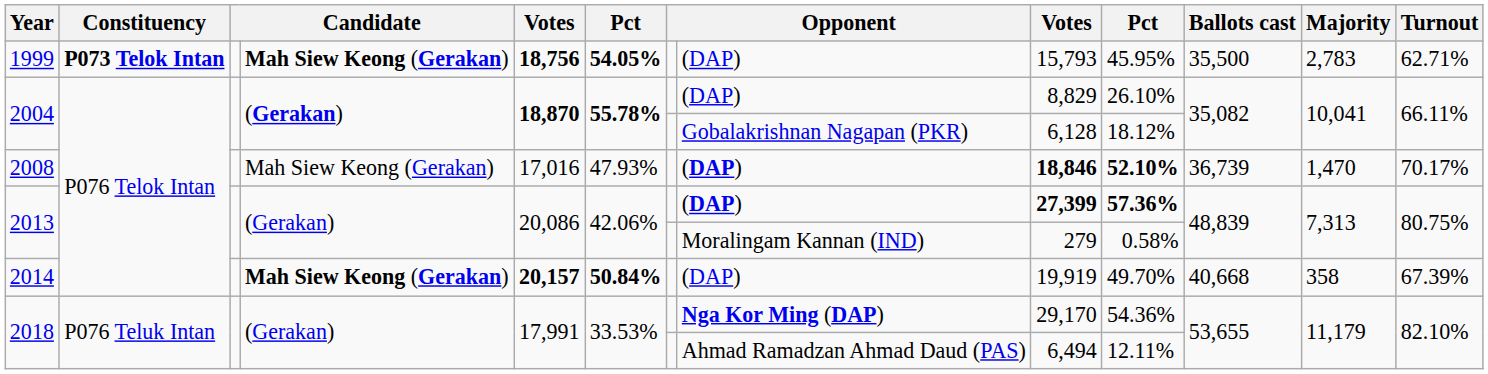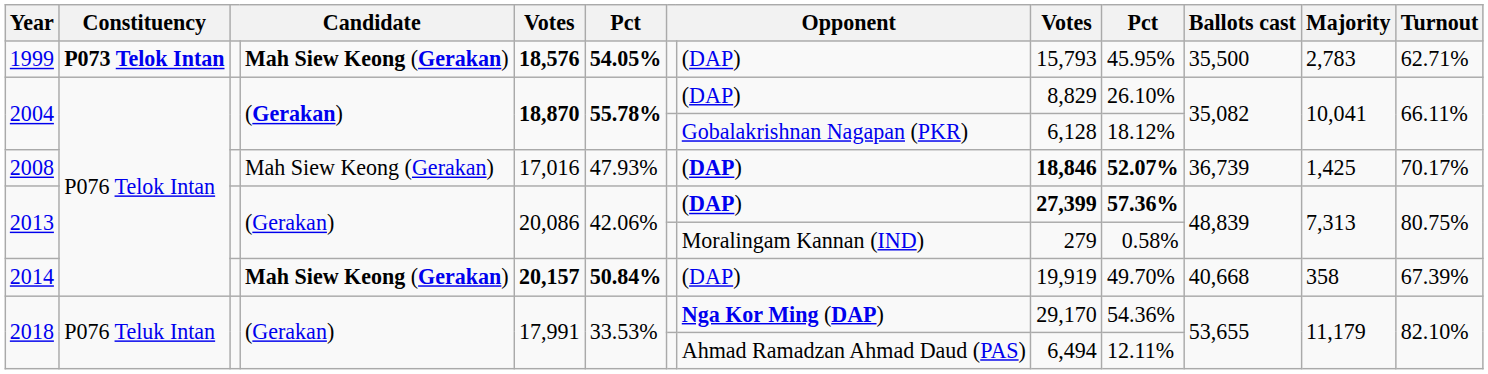(549, 59) 18,756 -> (549, 59) 18,576
(1143, 168) 52.10% -> (1143, 168) 52.07%
(1331, 168) 1,470 -> (1331, 168) 1,425
